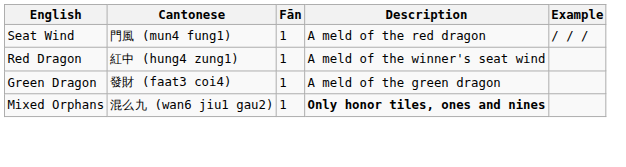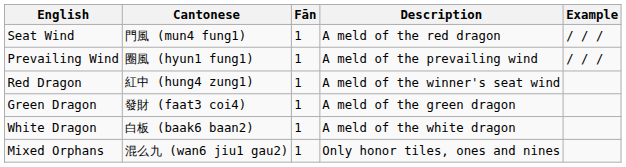+ row: (63, 59)
+ row: (52, 128)
(426, 105) bold -> (441, 151) normal
